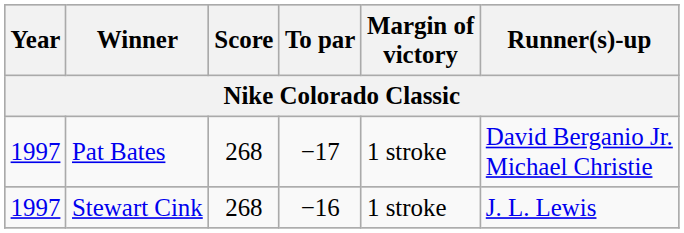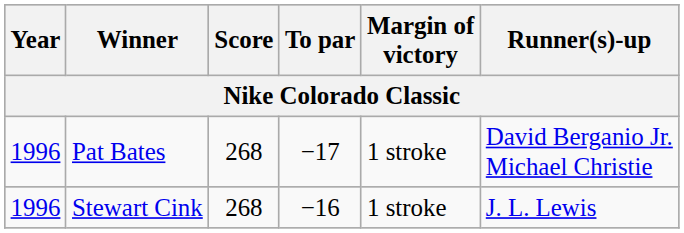(36, 151) 1997 -> (36, 151) 1996
(36, 207) 1997 -> (36, 207) 1996
